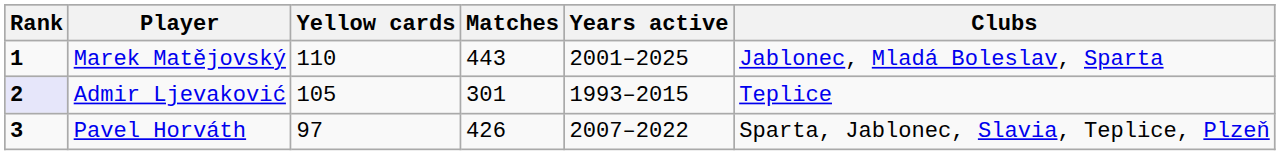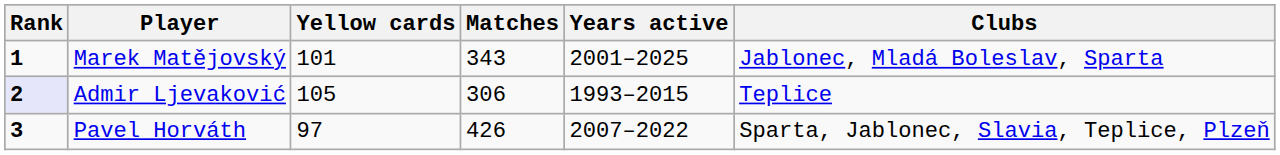(316, 59) 110 -> (316, 59) 101
(486, 59) 443 -> (486, 59) 343
(486, 95) 301 -> (486, 95) 306
